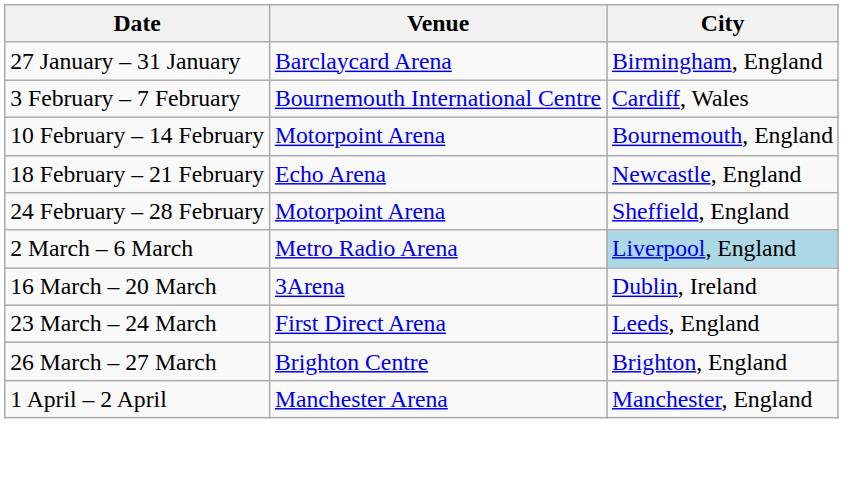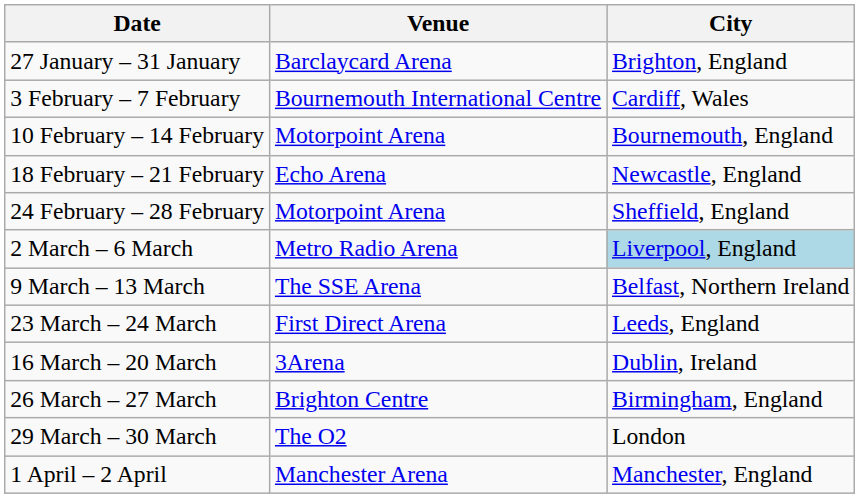(717, 60) Birmingham, England -> (700, 60) Brighton, England
+ row: (108, 286)
rows swapped: (113, 286) <-> (113, 323)
(700, 361) Brighton, England -> (717, 398) Birmingham, England
+ row: (113, 436)
